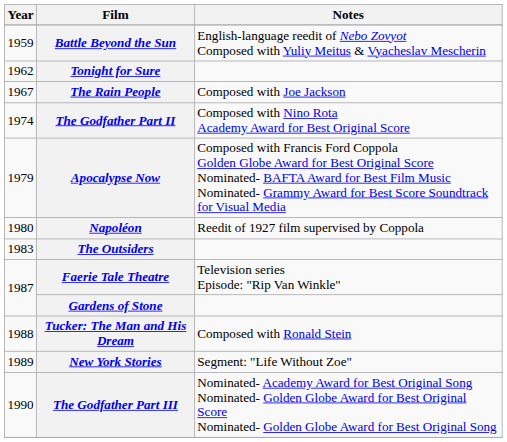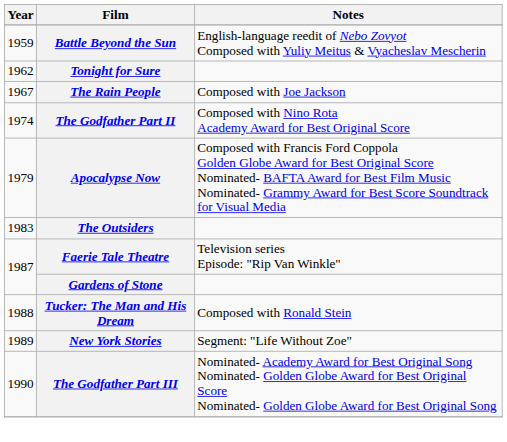- row: (115, 228)
